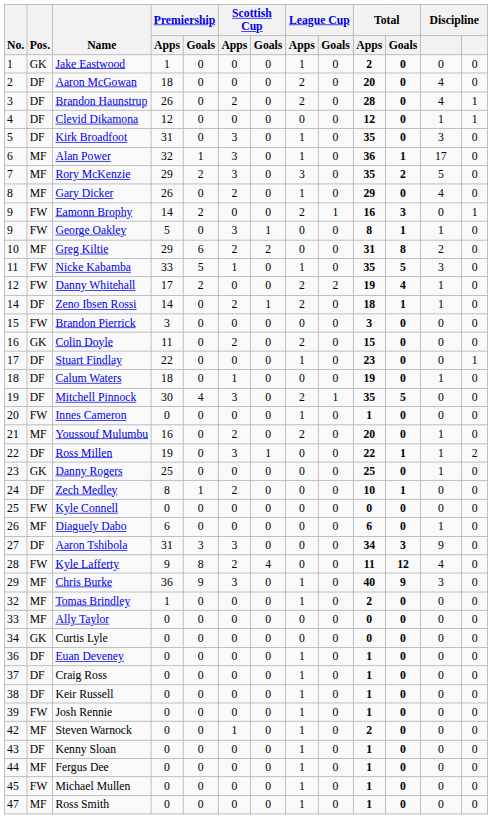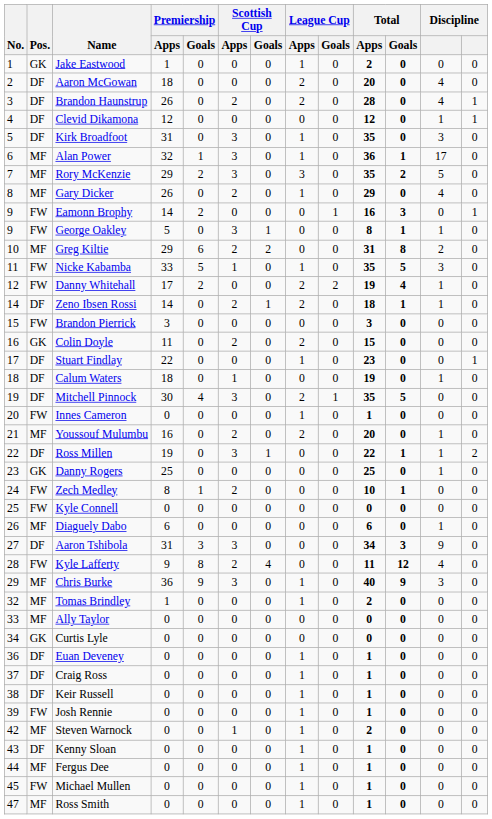(302, 212) 2 -> (302, 212) 0
(37, 489) DF -> (38, 489) FW
